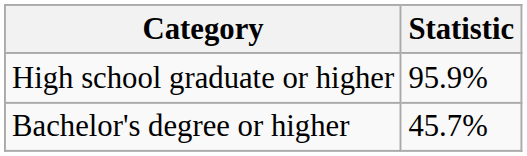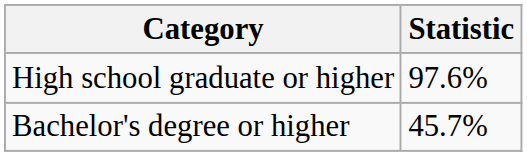(448, 77) 95.9% -> (448, 77) 97.6%
